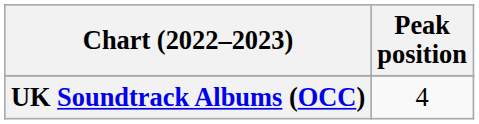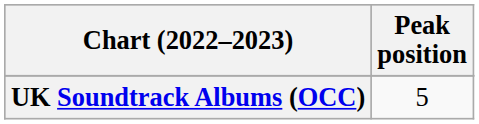(422, 97) 4 -> (422, 97) 5
